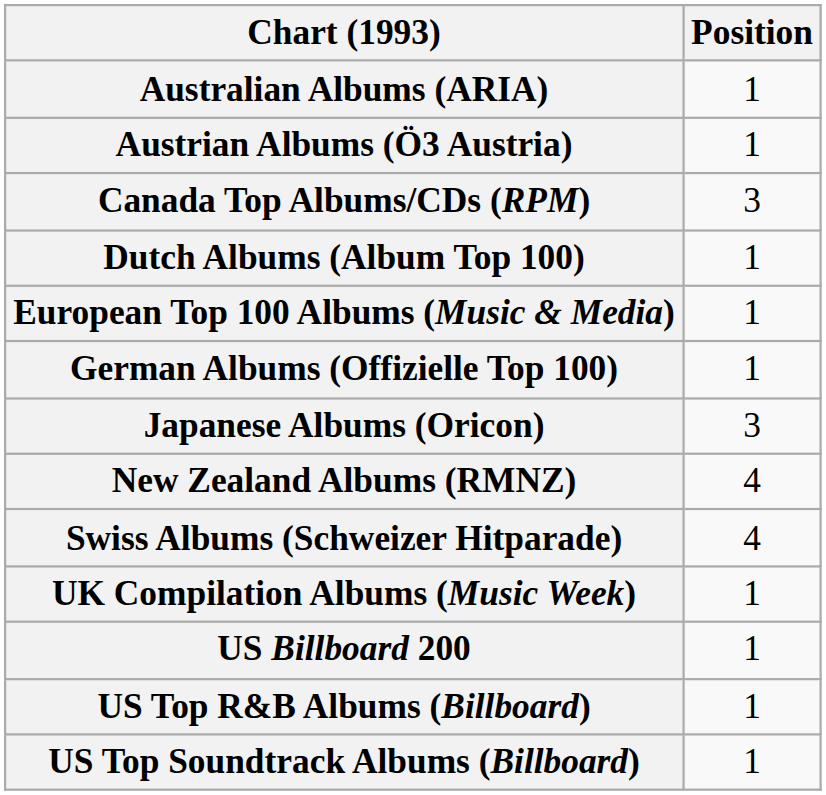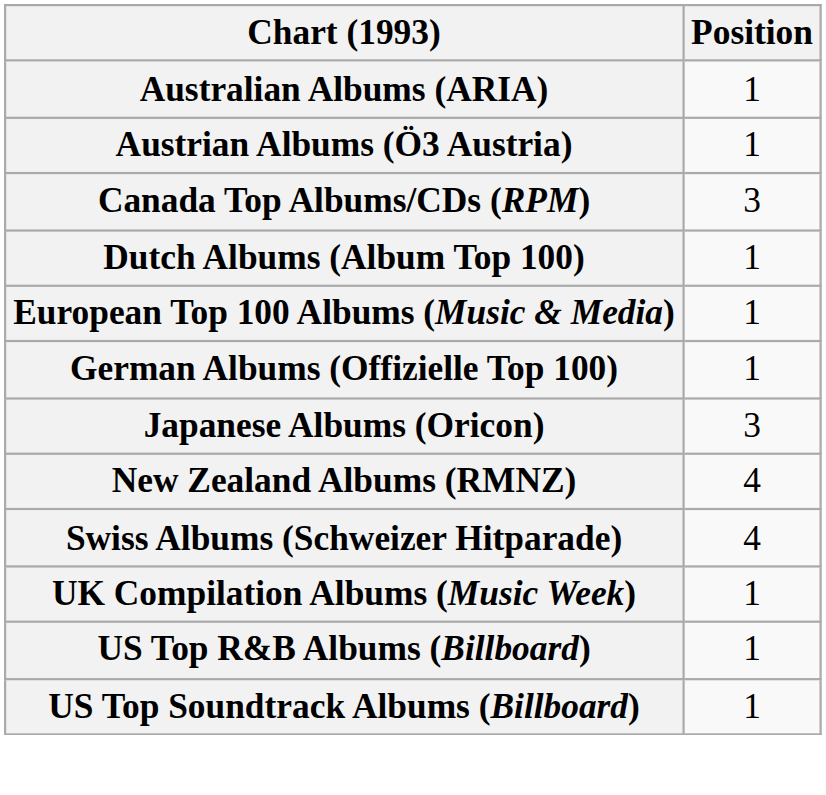- row: (344, 649)
